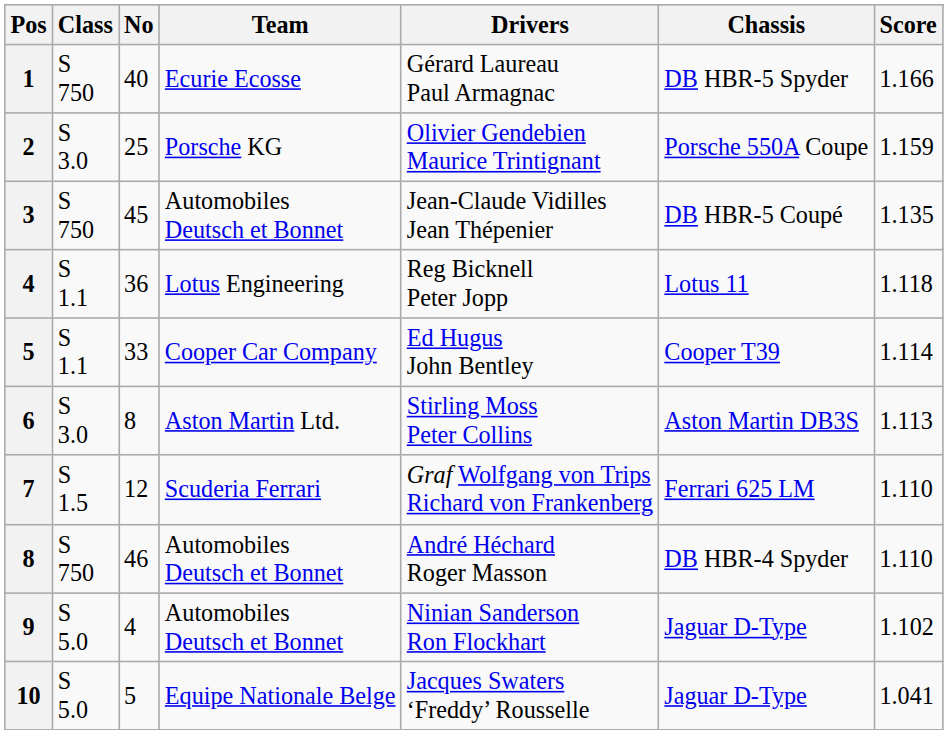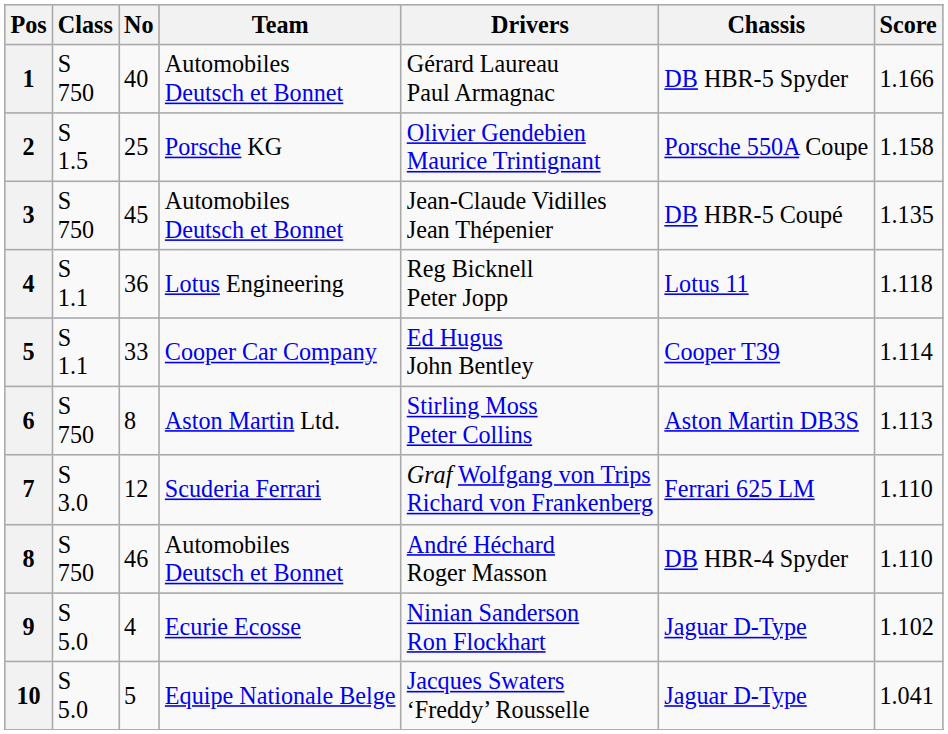(233, 78) Ecurie Ecosse -> (254, 78) Automobiles Deutsch et Bonnet
(73, 147) S 3.0 -> (73, 147) S 1.5
(907, 147) 1.159 -> (907, 147) 1.158
(73, 421) S 3.0 -> (76, 421) S 750
(73, 489) S 1.5 -> (73, 489) S 3.0
(254, 626) Automobiles Deutsch et Bonnet -> (233, 626) Ecurie Ecosse
